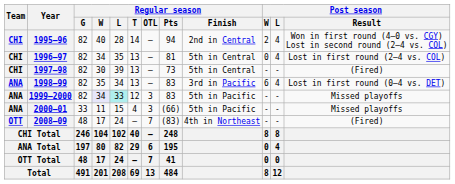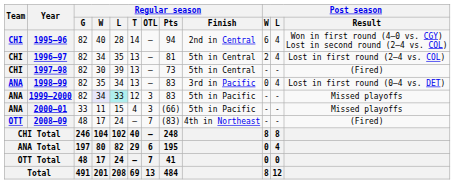(266, 41) 2 -> (266, 41) 6
(266, 58) 0 -> (266, 58) 2
(266, 84) 6 -> (266, 84) 0
